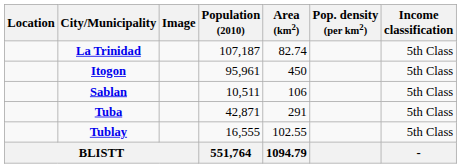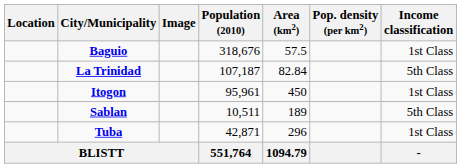+ row: (108, 50)
(293, 50) 82.74 -> (293, 70) 82.84
(430, 70) 5th Class -> (431, 91) 1st Class
(297, 91) 106 -> (297, 111) 189
(297, 111) 291 -> (297, 131) 296
(430, 111) 5th Class -> (431, 131) 1st Class
- row: (108, 131)
